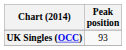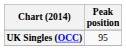(103, 38) 93 -> (103, 38) 95
